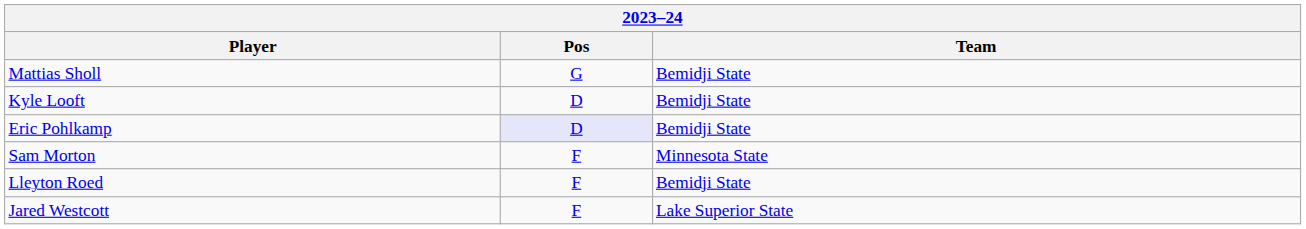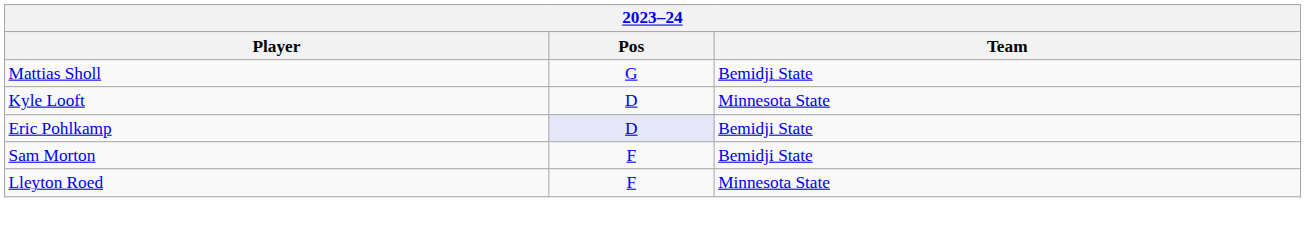(703, 100) Bemidji State -> (774, 100) Minnesota State
(712, 155) Minnesota State -> (765, 155) Bemidji State
(703, 182) Bemidji State -> (774, 182) Minnesota State
- row: (59, 210)
